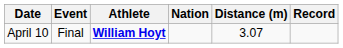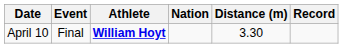(251, 33) 3.07 -> (251, 33) 3.30
